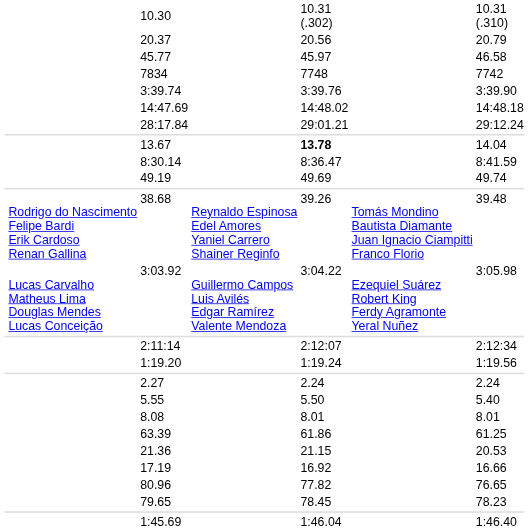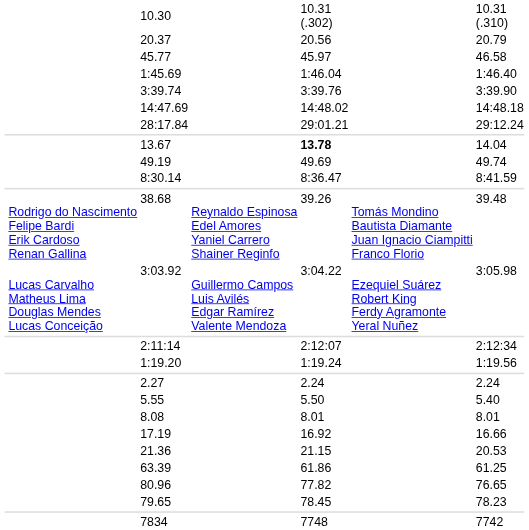rows swapped: (73, 522) <-> (73, 74)
rows swapped: (73, 179) <-> (73, 162)
rows swapped: (73, 468) <-> (73, 434)
